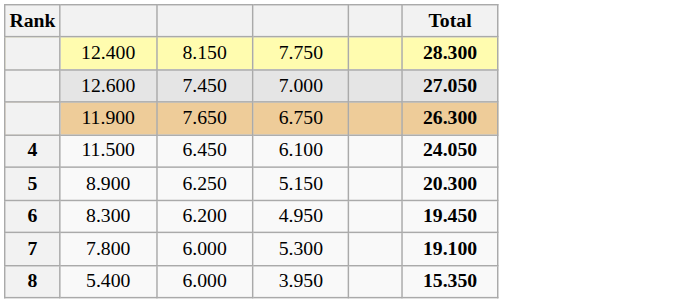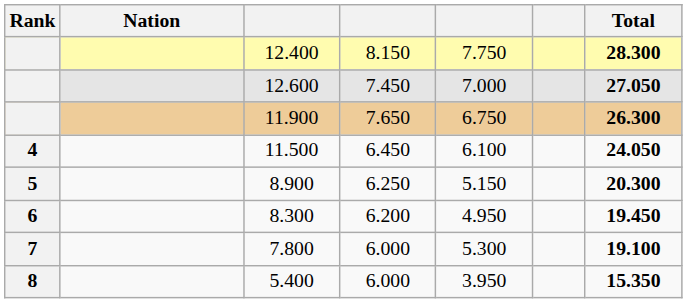+ column: (152, 20)
